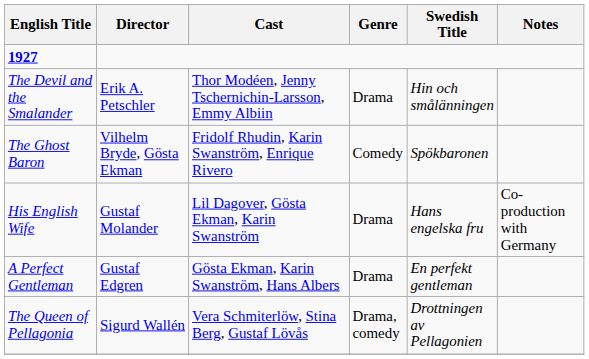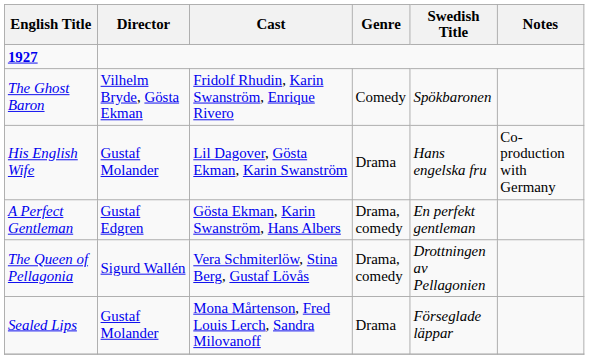- row: (50, 96)
(373, 276) Drama -> (379, 219) Drama, comedy
+ row: (42, 325)
